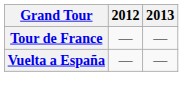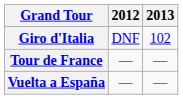+ row: (56, 37)
